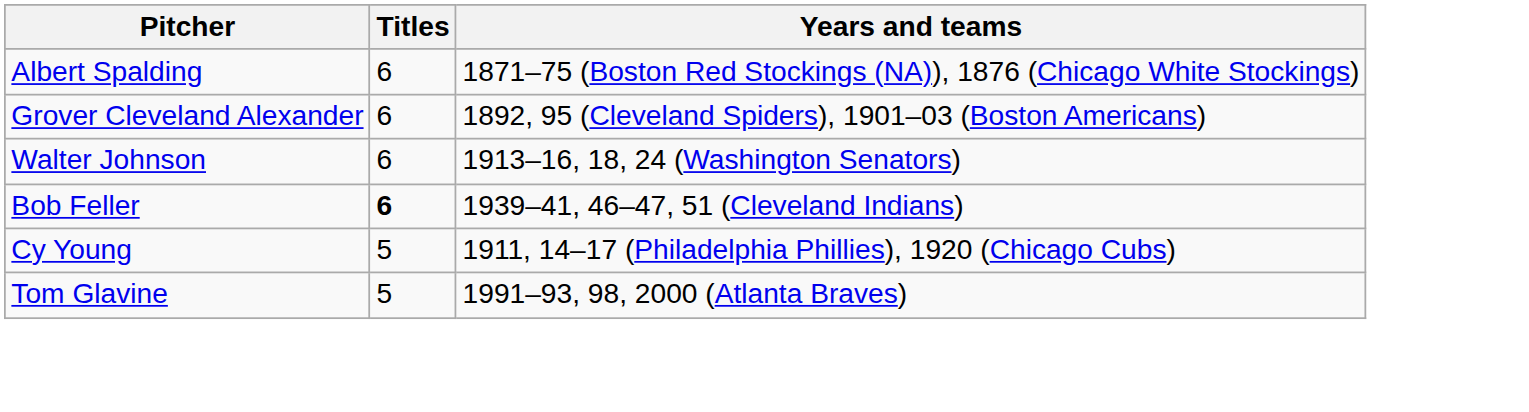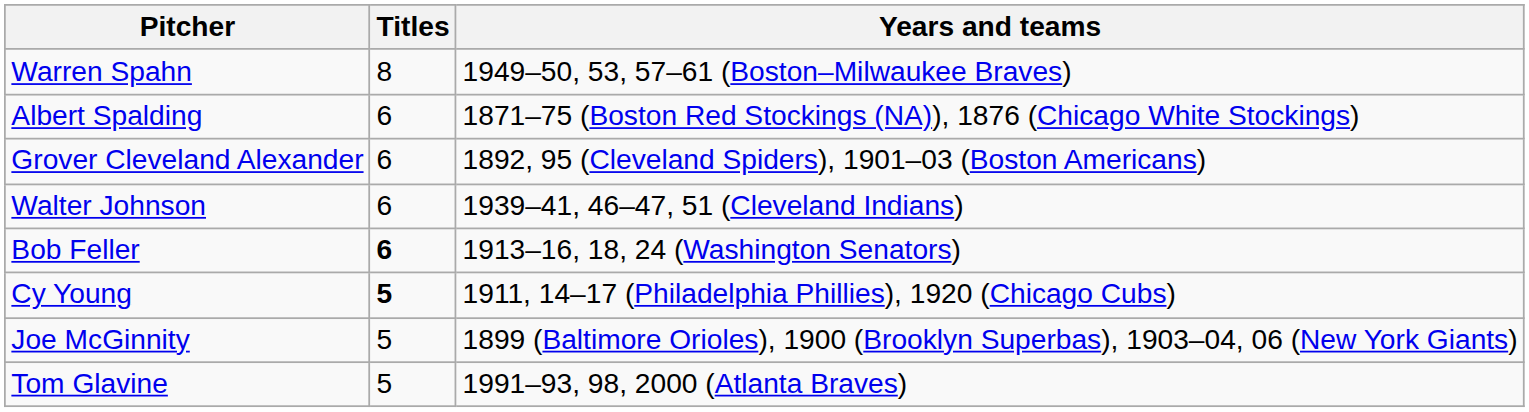+ row: (102, 71)
(712, 160) 1913–16, 18, 24 (Washington Senators) -> (713, 205) 1939–41, 46–47, 51 (Cleveland Indians)
(713, 205) 1939–41, 46–47, 51 (Cleveland Indians) -> (712, 250) 1913–16, 18, 24 (Washington Senators)
(384, 250) normal -> (384, 294) bold
+ row: (101, 339)
